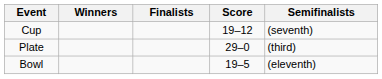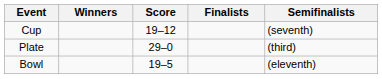columns swapped: (237, 13) <-> (172, 13)
